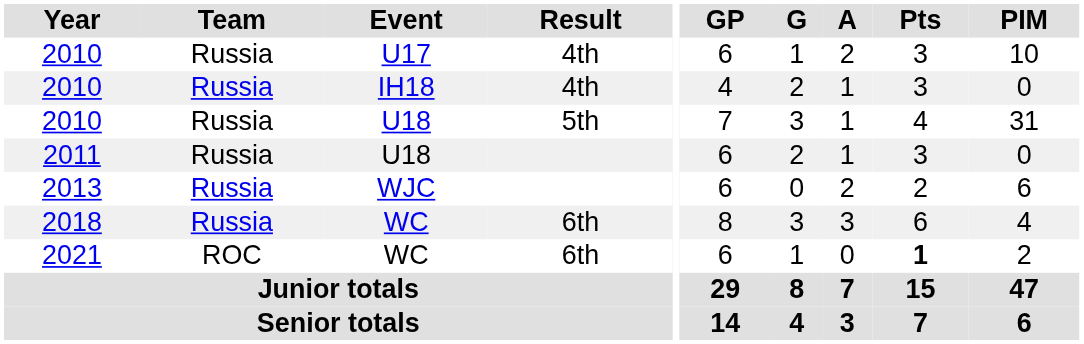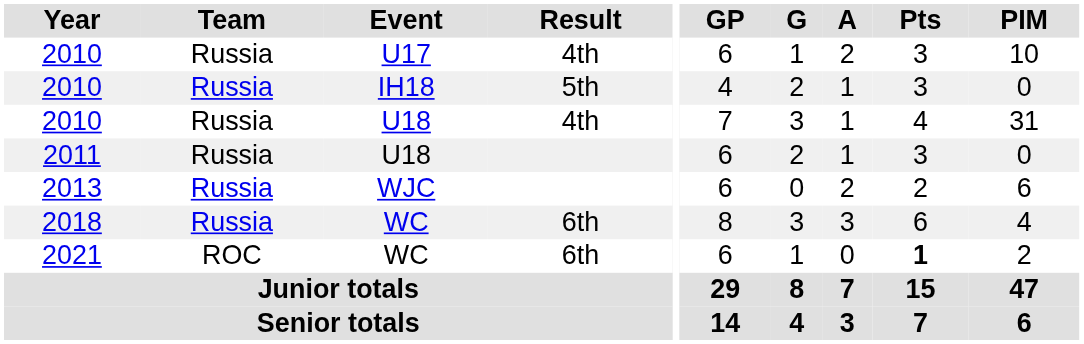(581, 87) 4th -> (581, 87) 5th
(581, 121) 5th -> (581, 121) 4th
